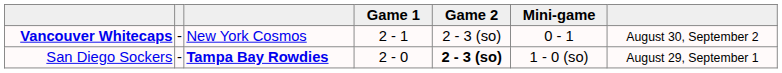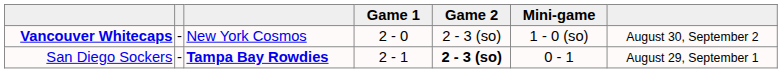(393, 36) 2 - 1 -> (393, 36) 2 - 0
(559, 36) 0 - 1 -> (559, 36) 1 - 0 (so)
(393, 57) 2 - 0 -> (393, 57) 2 - 1
(559, 57) 1 - 0 (so) -> (559, 57) 0 - 1
